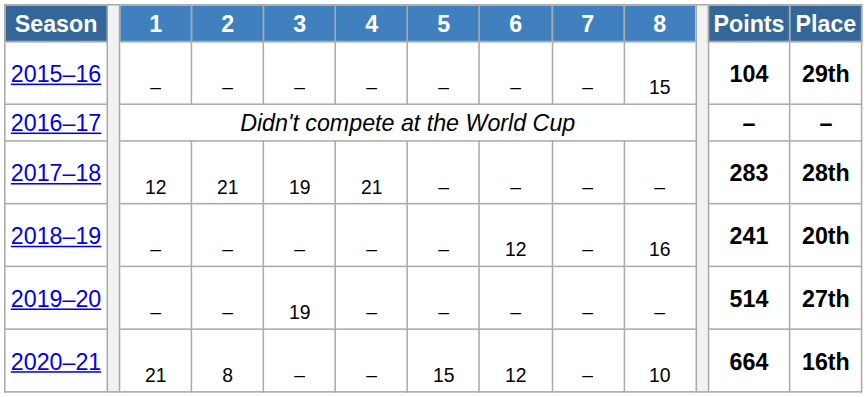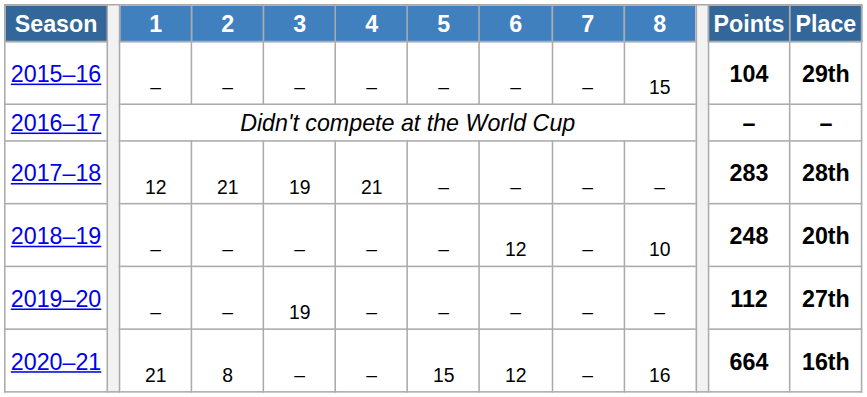(660, 251) 16 -> (660, 251) 10
(749, 236) 241 -> (749, 236) 248
(749, 298) 514 -> (749, 298) 112
(660, 377) 10 -> (660, 377) 16
